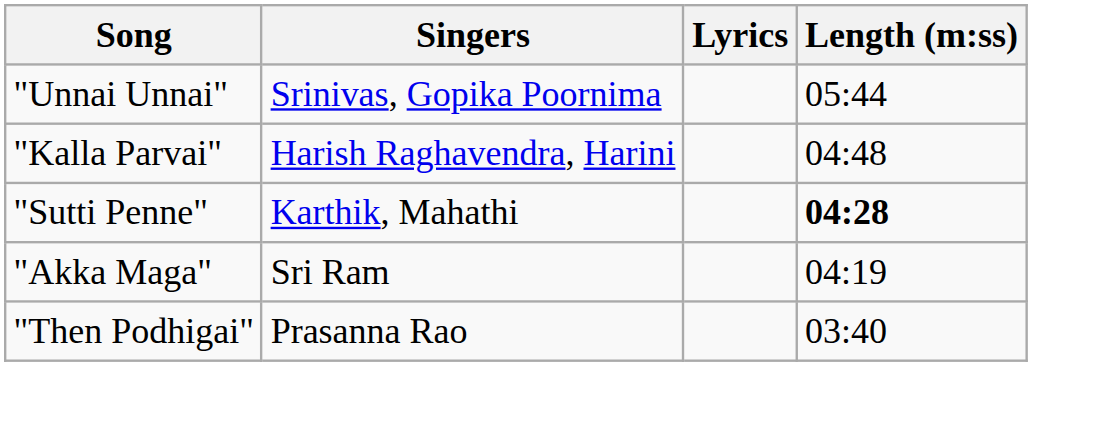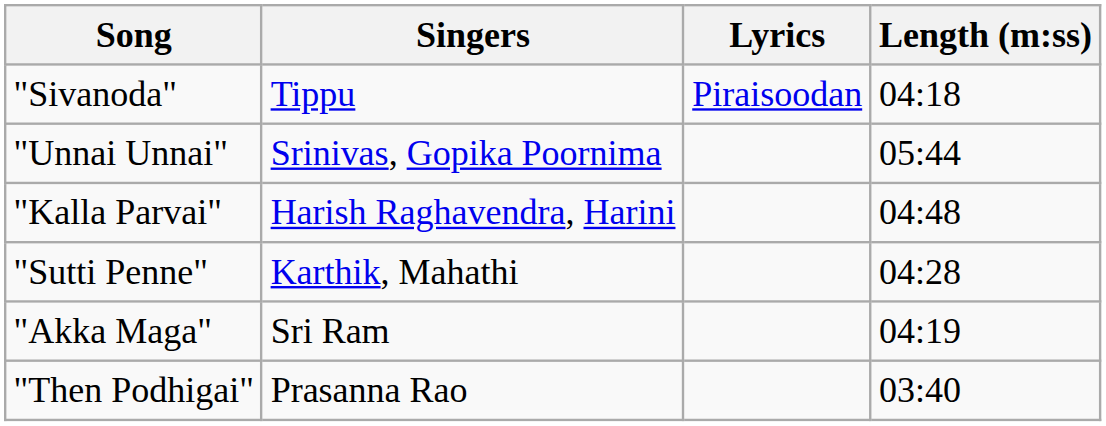+ row: (95, 93)
(847, 212) bold -> (920, 271) normal
